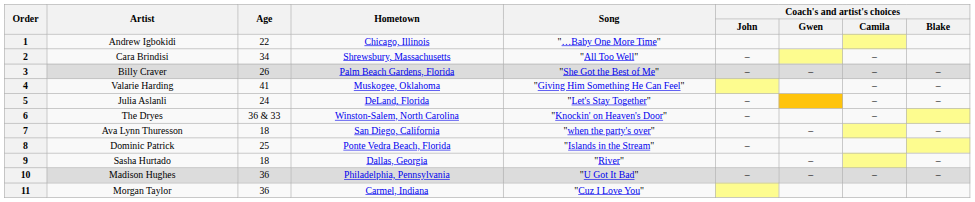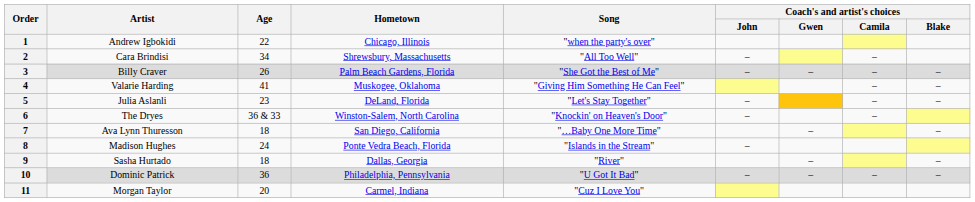(609, 41) "…Baby One More Time" -> (609, 41) "when the party's over"
(264, 101) 24 -> (264, 101) 23
(609, 131) "when the party's over" -> (609, 131) "…Baby One More Time"
(142, 146) Dominic Patrick -> (142, 146) Madison Hughes
(264, 146) 25 -> (264, 146) 24
(142, 175) Madison Hughes -> (142, 175) Dominic Patrick
(264, 190) 36 -> (264, 190) 20
